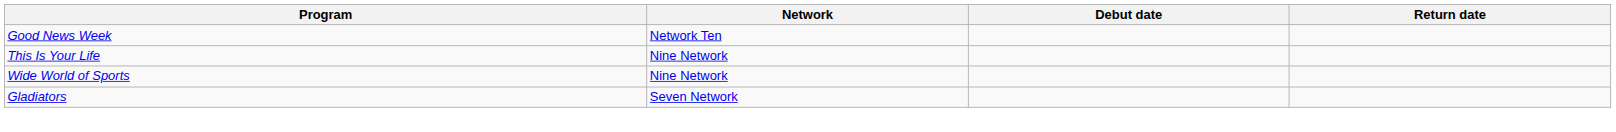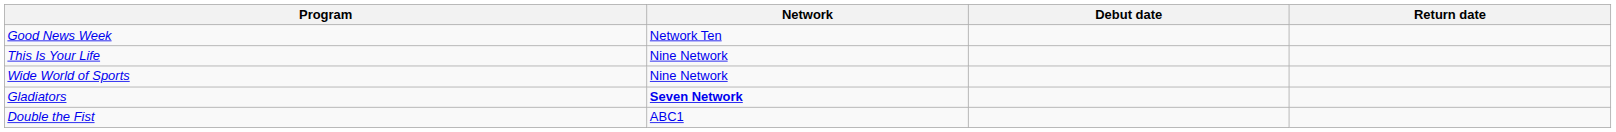(694, 96) normal -> (696, 96) bold
+ row: (51, 117)
